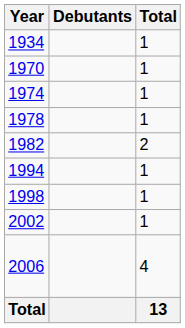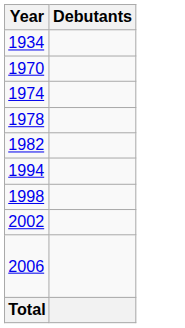- column: (158, 17)
